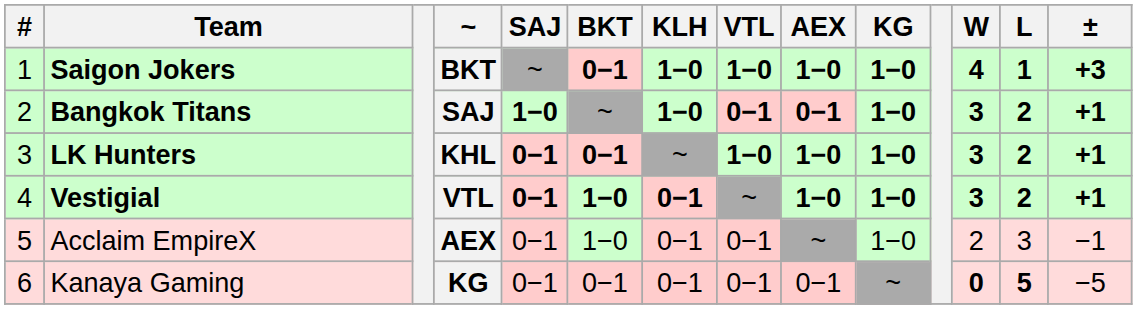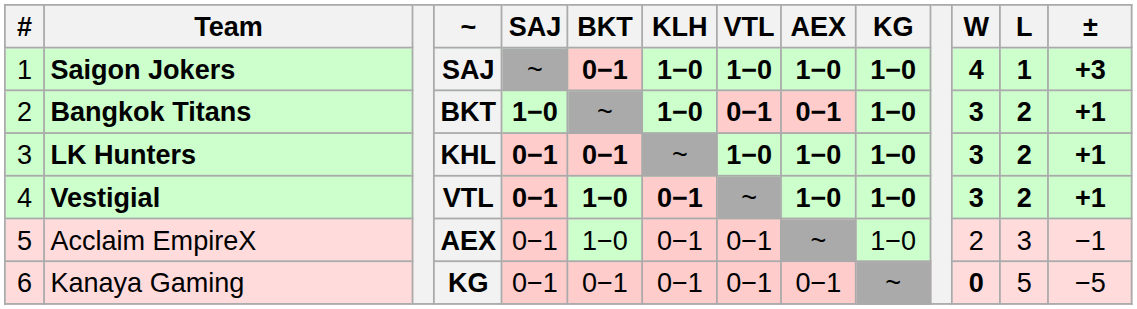(468, 69) BKT -> (468, 69) SAJ
(468, 112) SAJ -> (468, 112) BKT
(1024, 283) bold -> (1024, 283) normal
